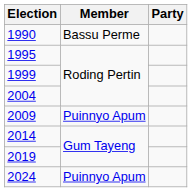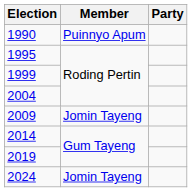(101, 34) Bassu Perme -> (104, 34) Puinnyo Apum
(104, 116) Puinnyo Apum -> (102, 116) Jomin Tayeng
(104, 177) Puinnyo Apum -> (102, 177) Jomin Tayeng
